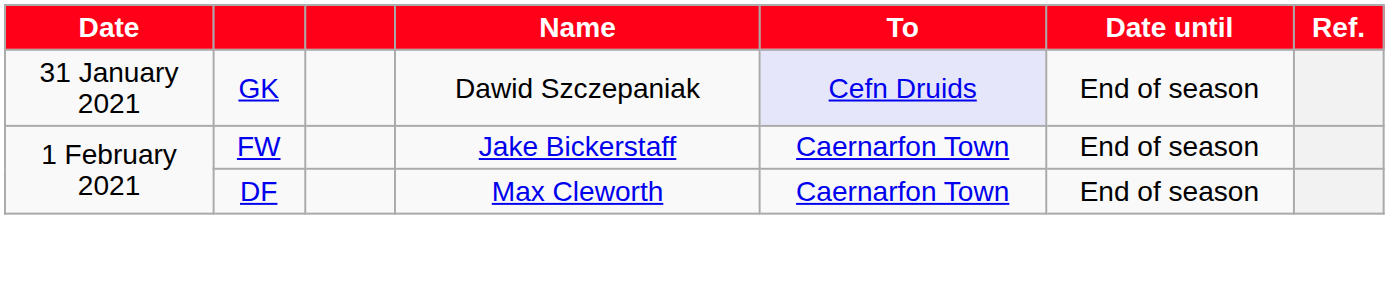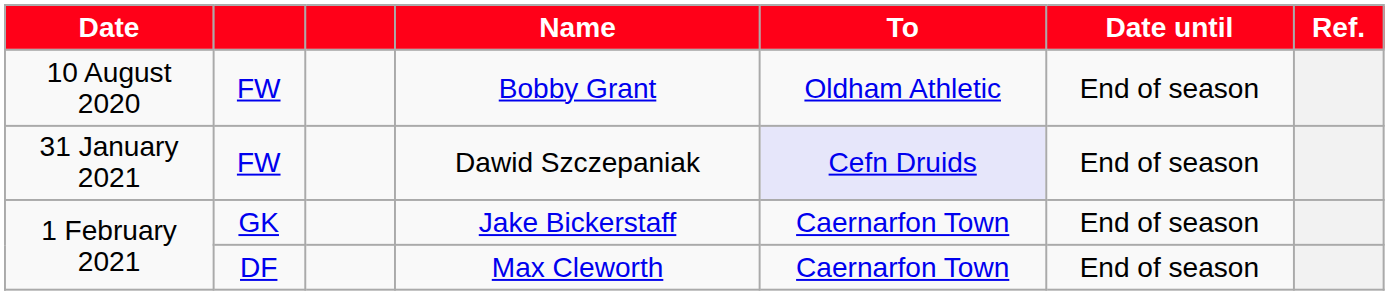+ row: (578, 88)
(259, 88) GK -> (259, 163) FW
(259, 147) FW -> (259, 223) GK
